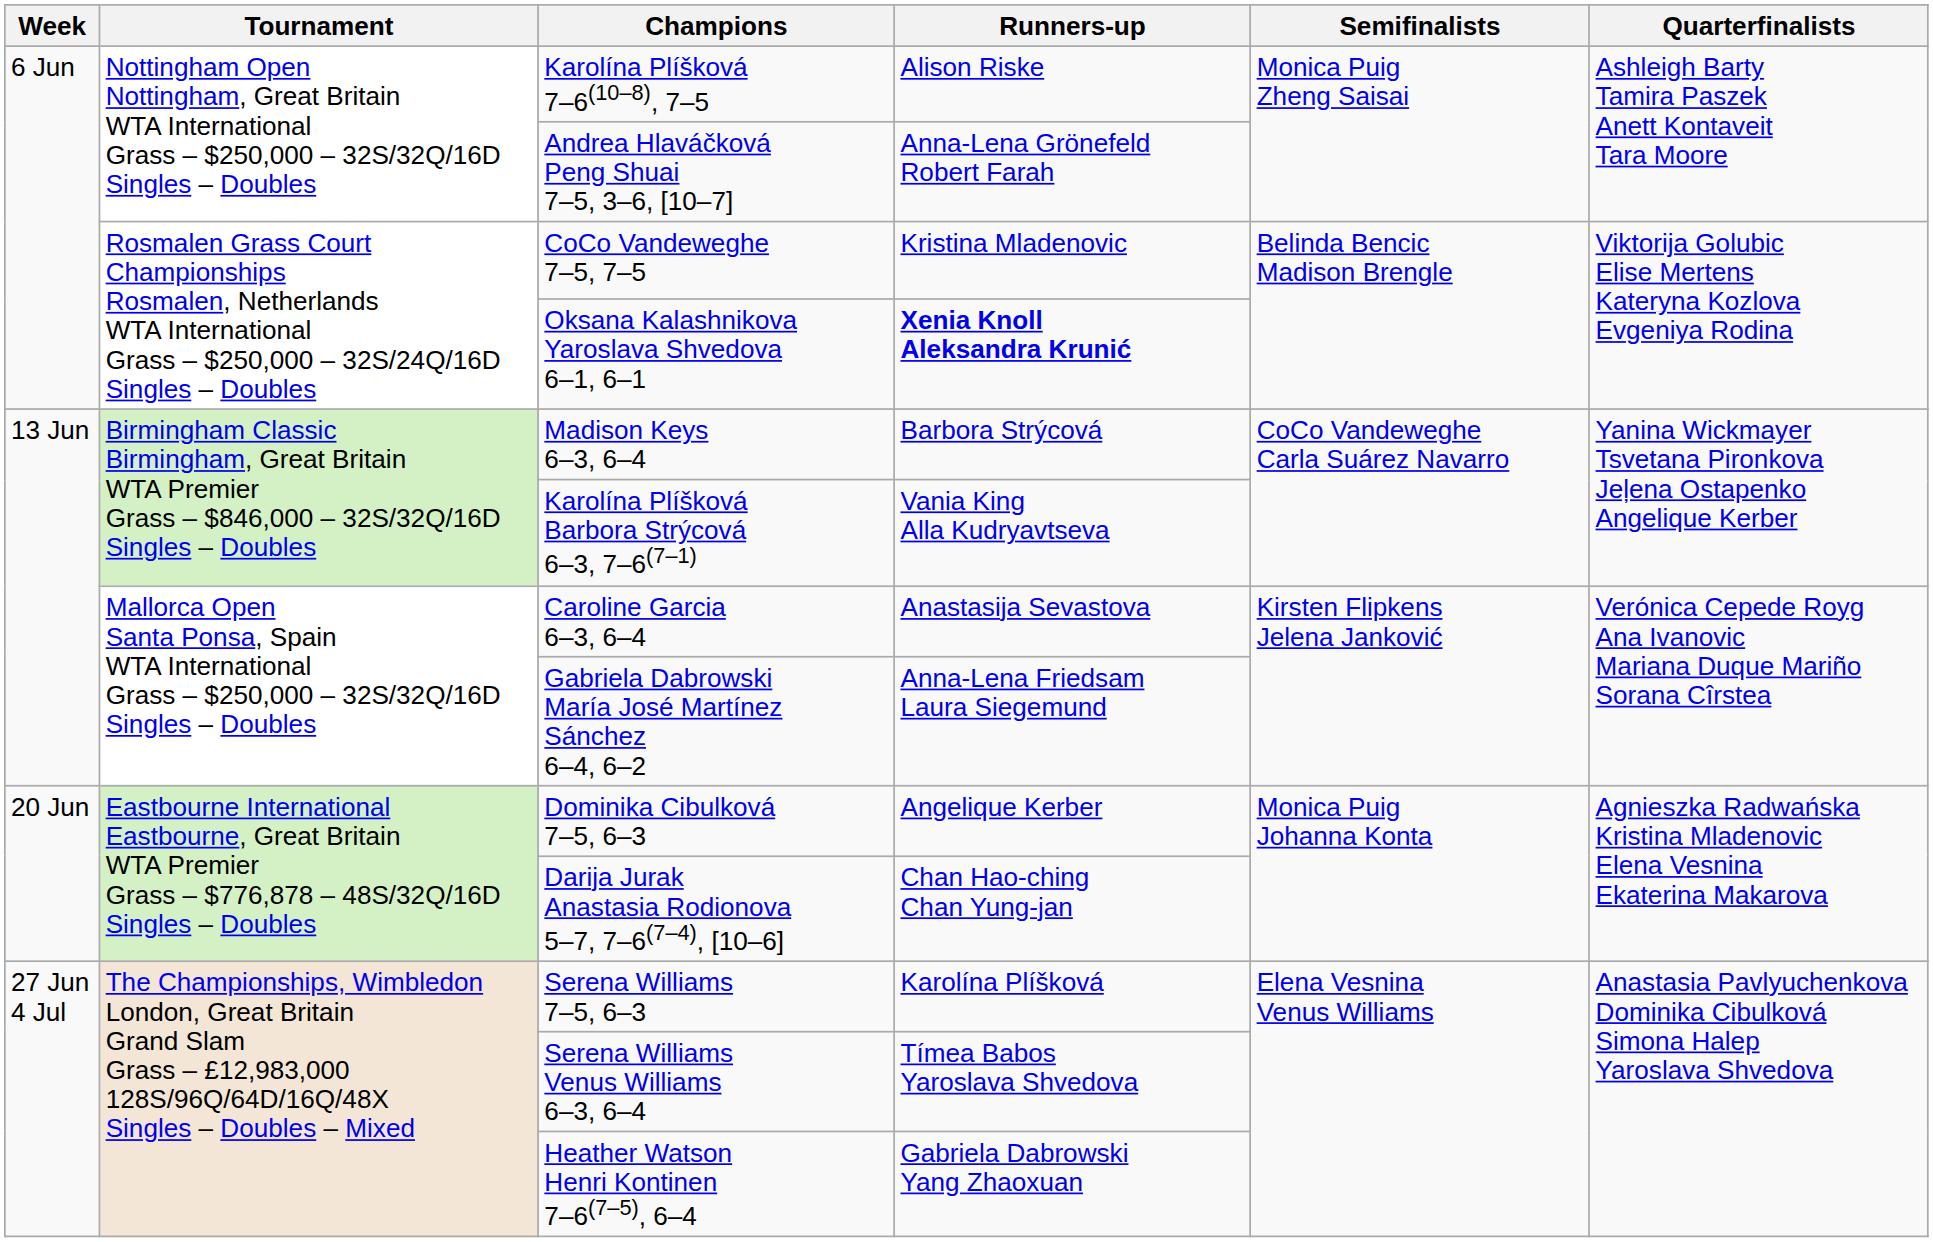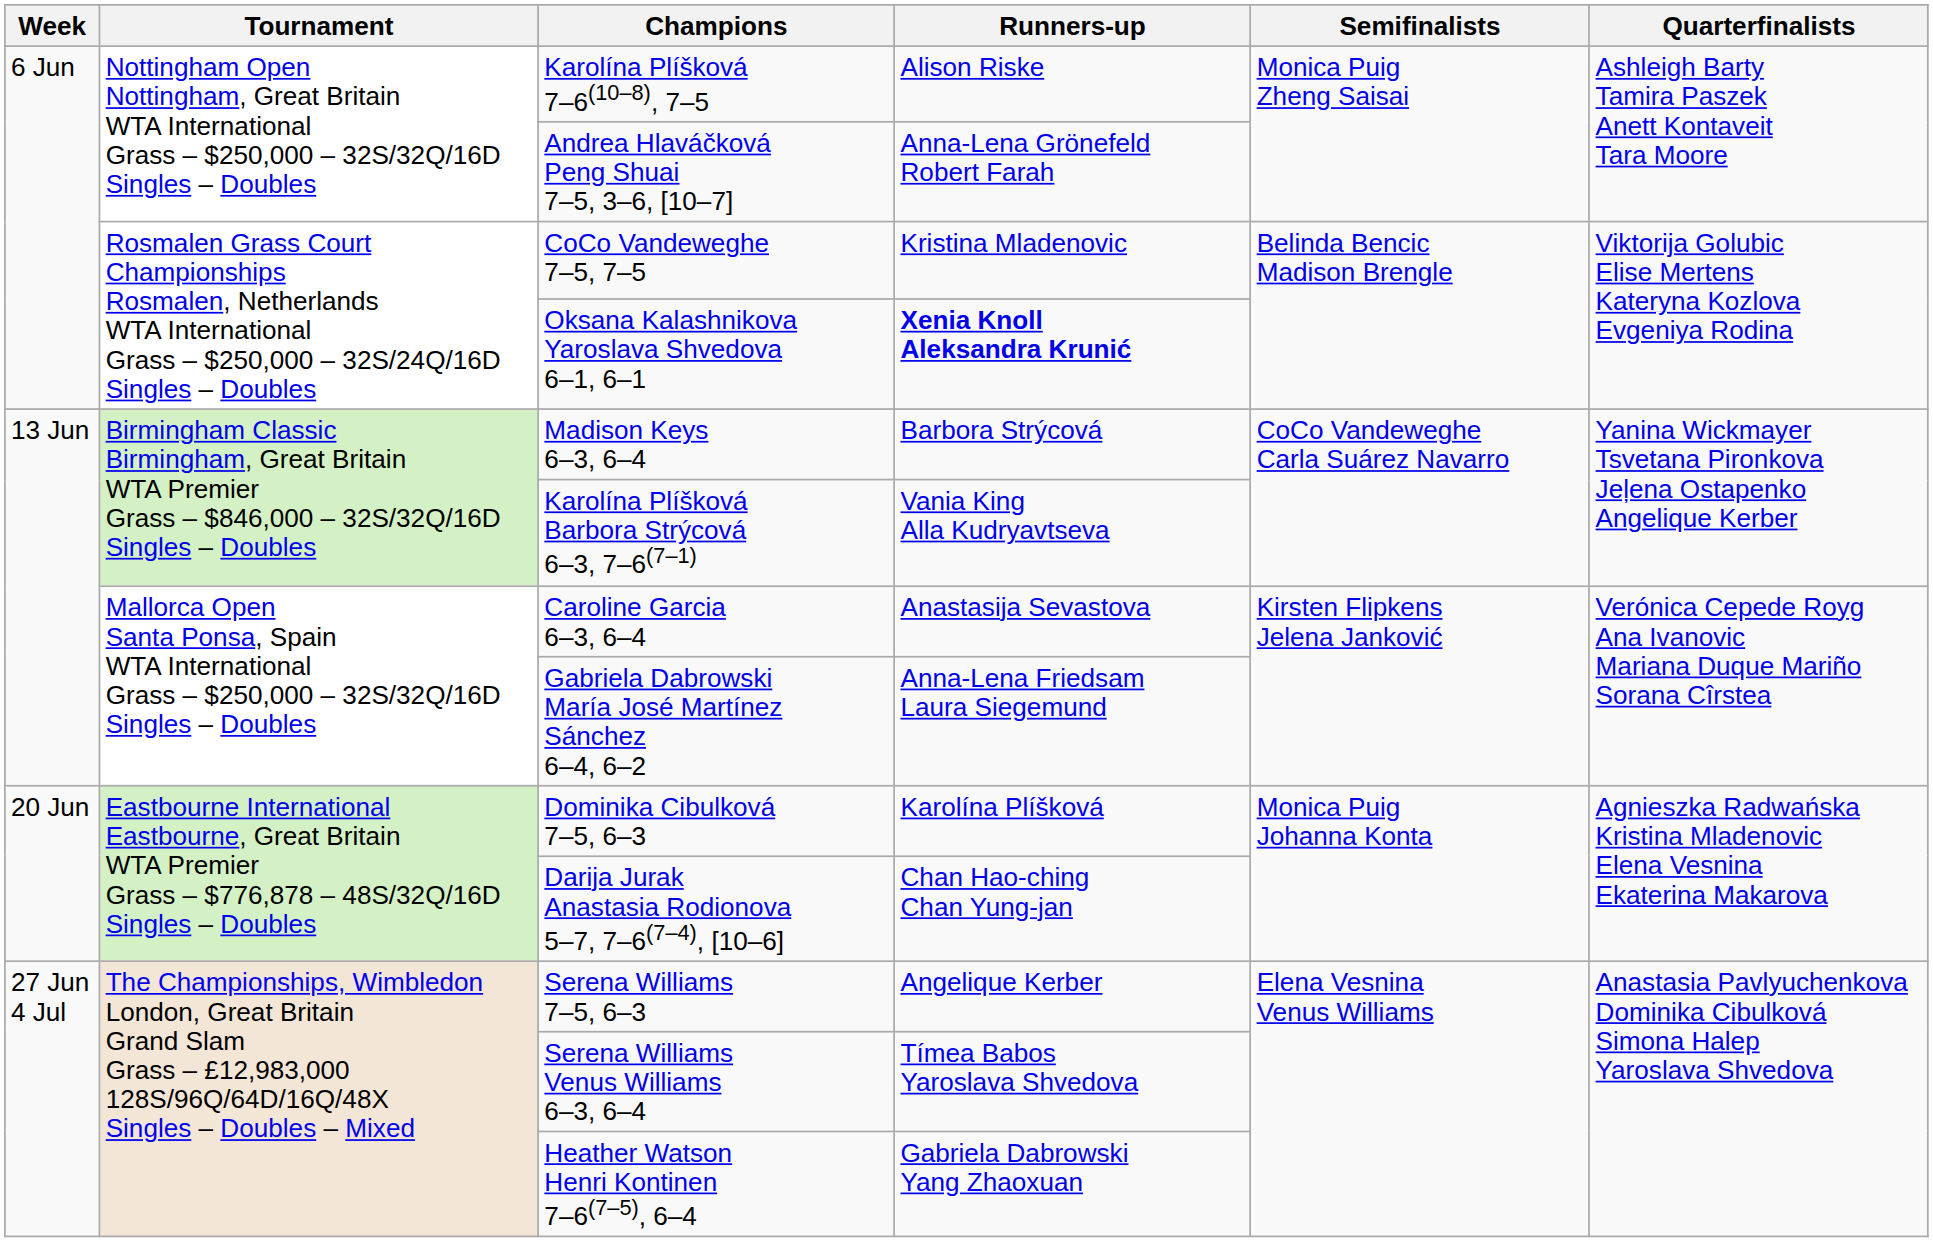(1001, 806) Angelique Kerber -> (1002, 806) Karolína Plíšková
(1002, 982) Karolína Plíšková -> (1001, 982) Angelique Kerber
